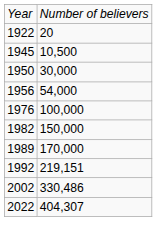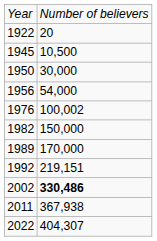(62, 110) 100,000 -> (62, 110) 100,002
(62, 187) normal -> (62, 187) bold
+ row: (20, 206)
